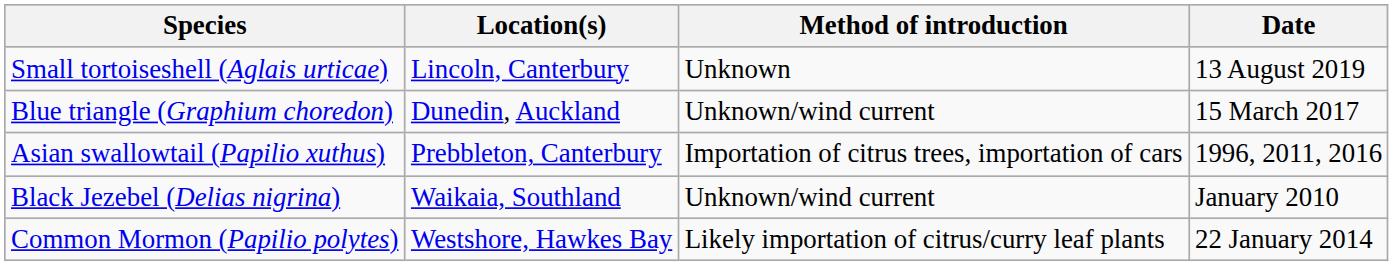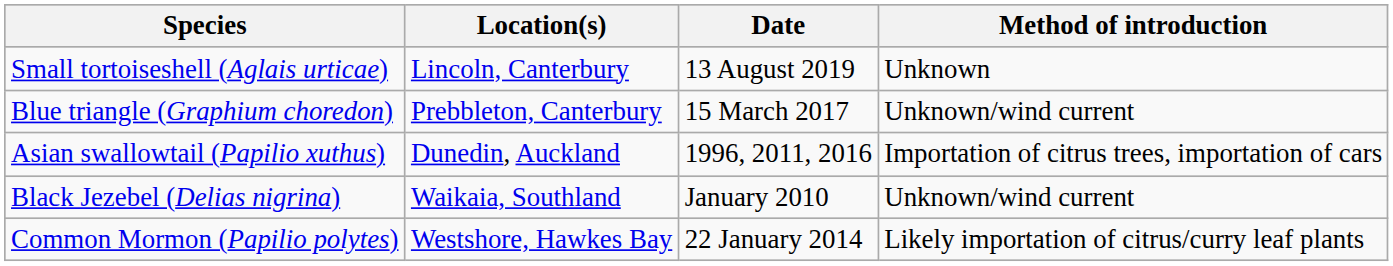columns swapped: (1289, 25) <-> (934, 25)
(515, 111) Dunedin, Auckland -> (536, 111) Prebbleton, Canterbury
(536, 153) Prebbleton, Canterbury -> (515, 153) Dunedin, Auckland
